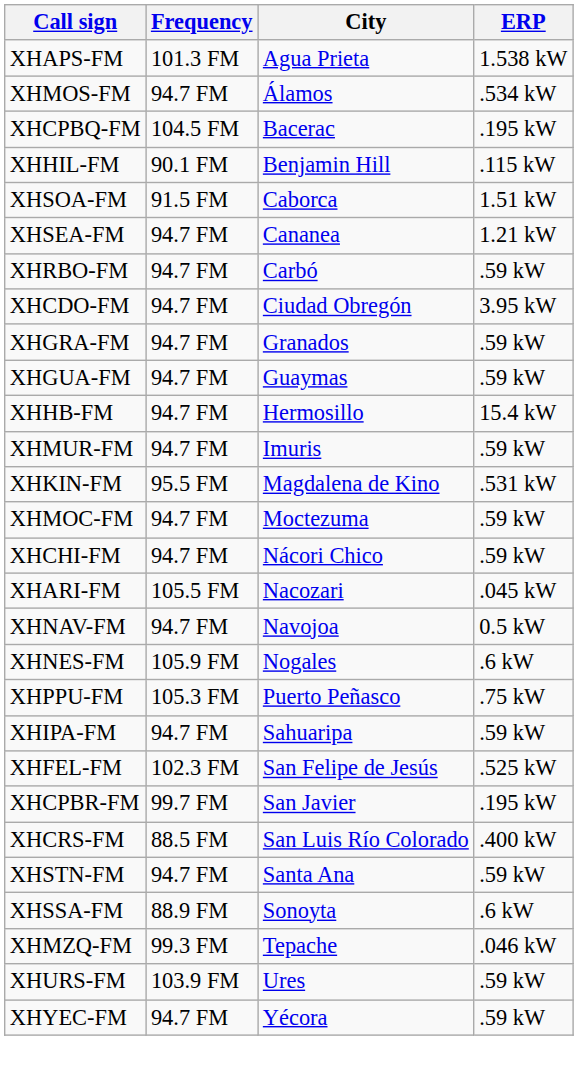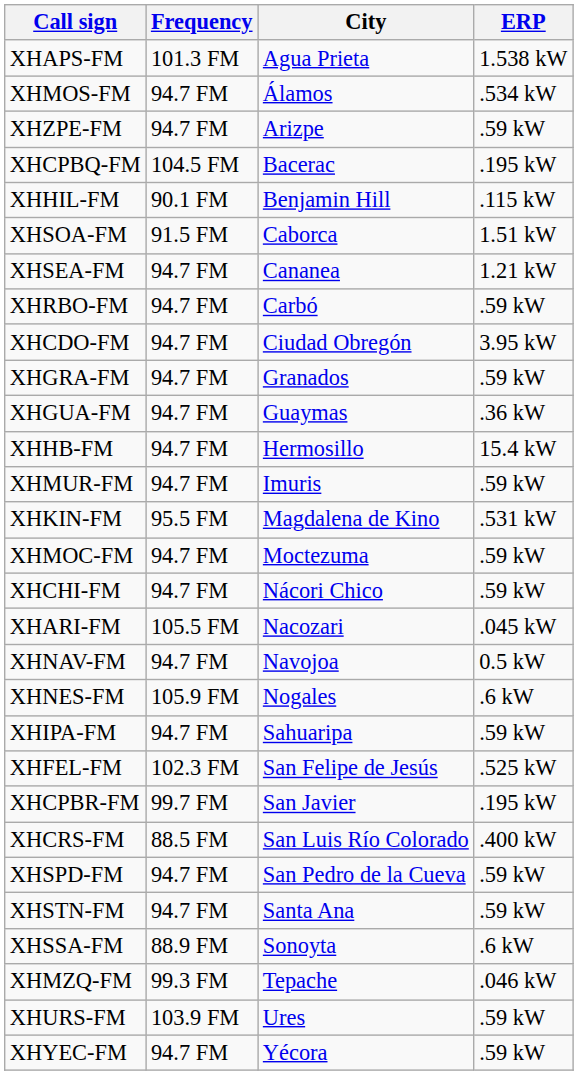+ row: (66, 128)
(512, 377) .59 kW -> (512, 413) .36 kW
- row: (67, 697)
+ row: (67, 874)
